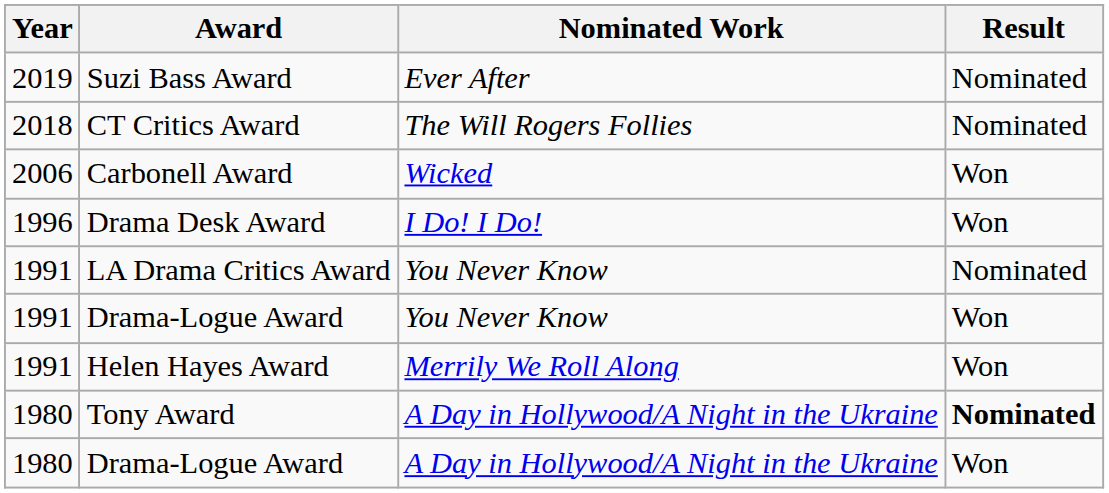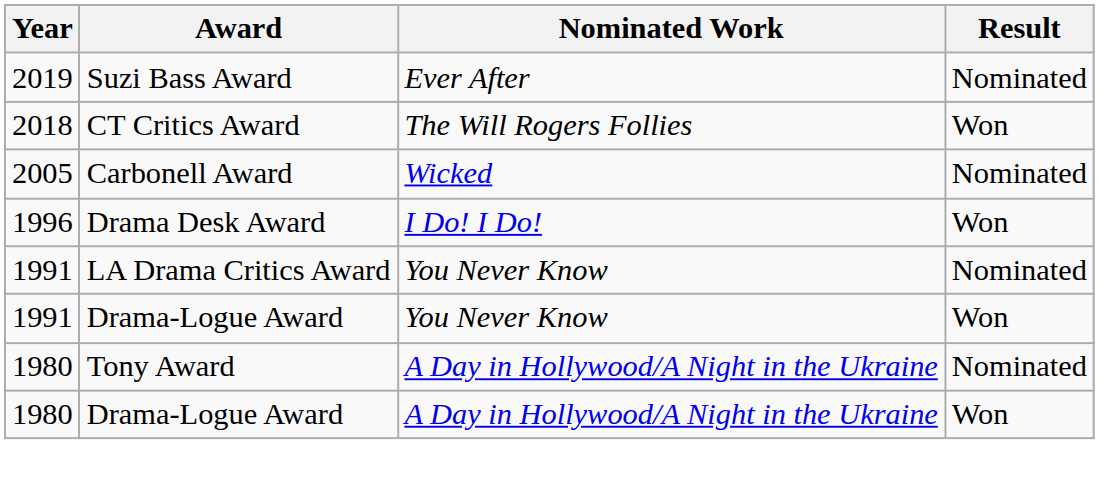(1019, 125) Nominated -> (980, 125) Won
(42, 173) 2006 -> (42, 173) 2005
(980, 173) Won -> (1019, 173) Nominated
- row: (208, 366)
(1024, 414) bold -> (1019, 366) normal
